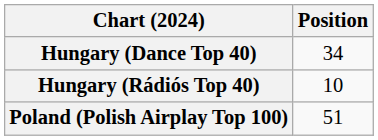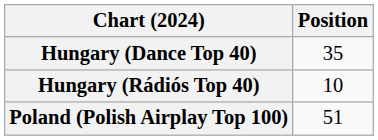(333, 53) 34 -> (333, 53) 35
